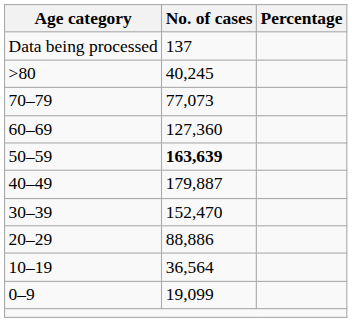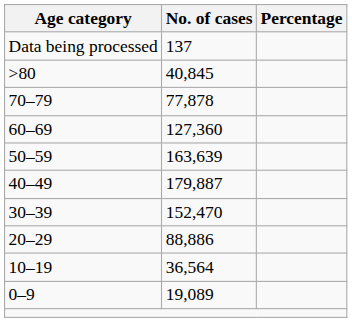(190, 73) 40,245 -> (190, 73) 40,845
(190, 101) 77,073 -> (190, 101) 77,878
(194, 156) bold -> (194, 156) normal
(190, 294) 19,099 -> (190, 294) 19,089
